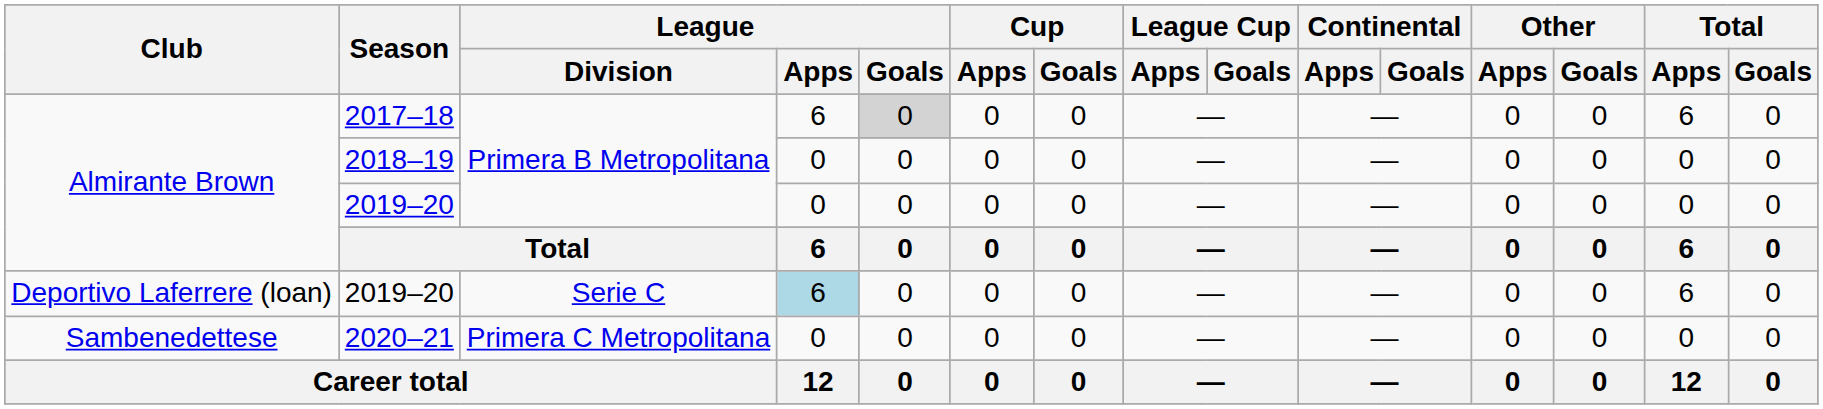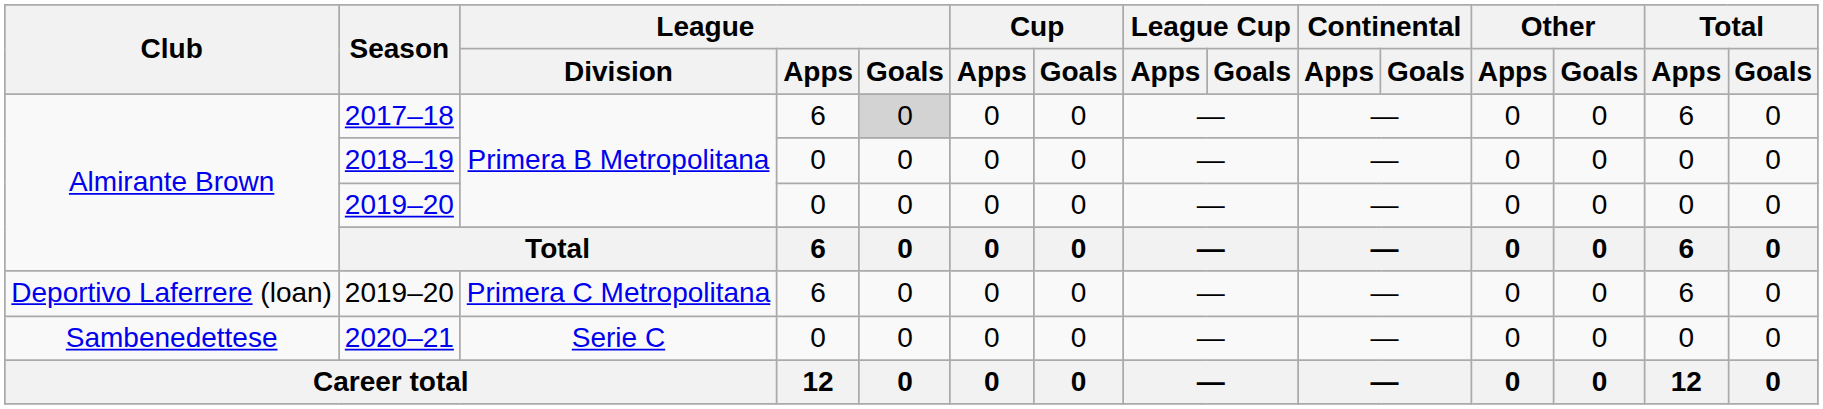(618, 293) Serie C -> (618, 293) Primera C Metropolitana
(818, 293) lightblue background -> (818, 293) no background
(618, 337) Primera C Metropolitana -> (618, 337) Serie C
